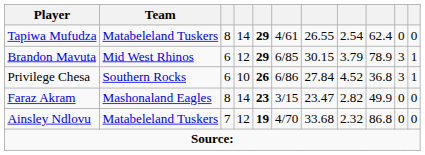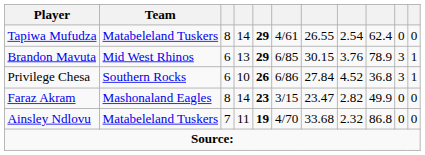(243, 56) 12 -> (243, 56) 13
(351, 56) 3.79 -> (351, 56) 3.76
(243, 118) 12 -> (243, 118) 11
